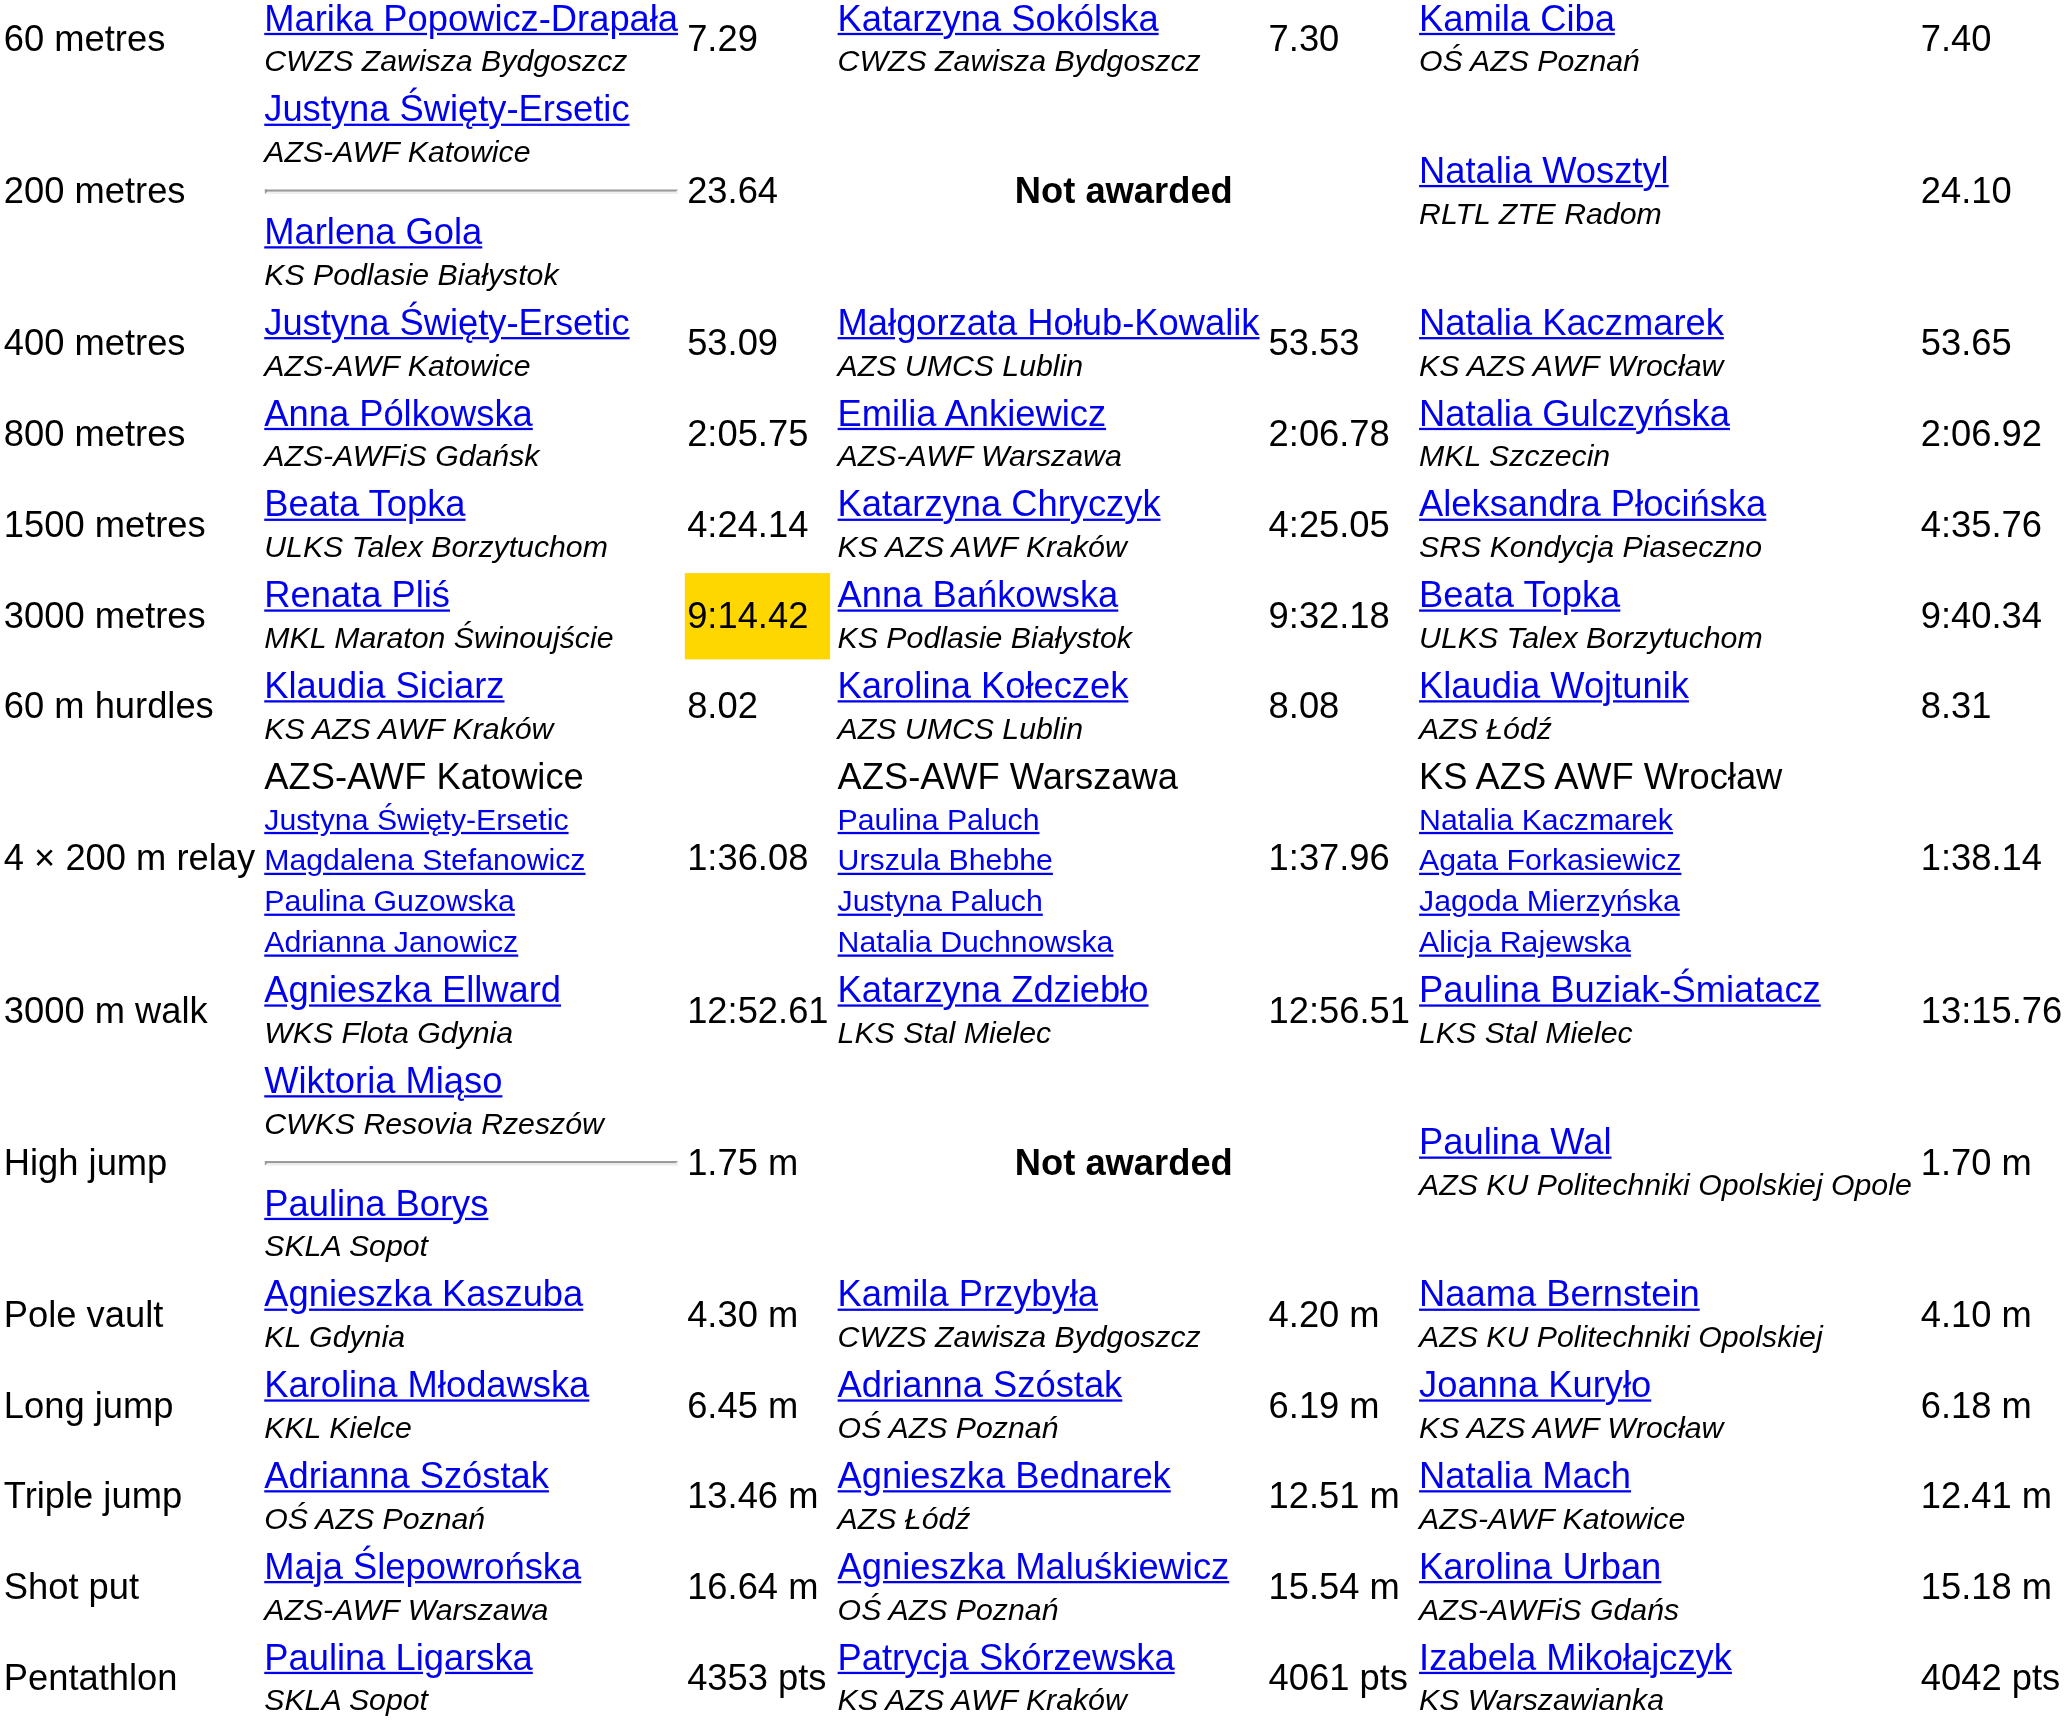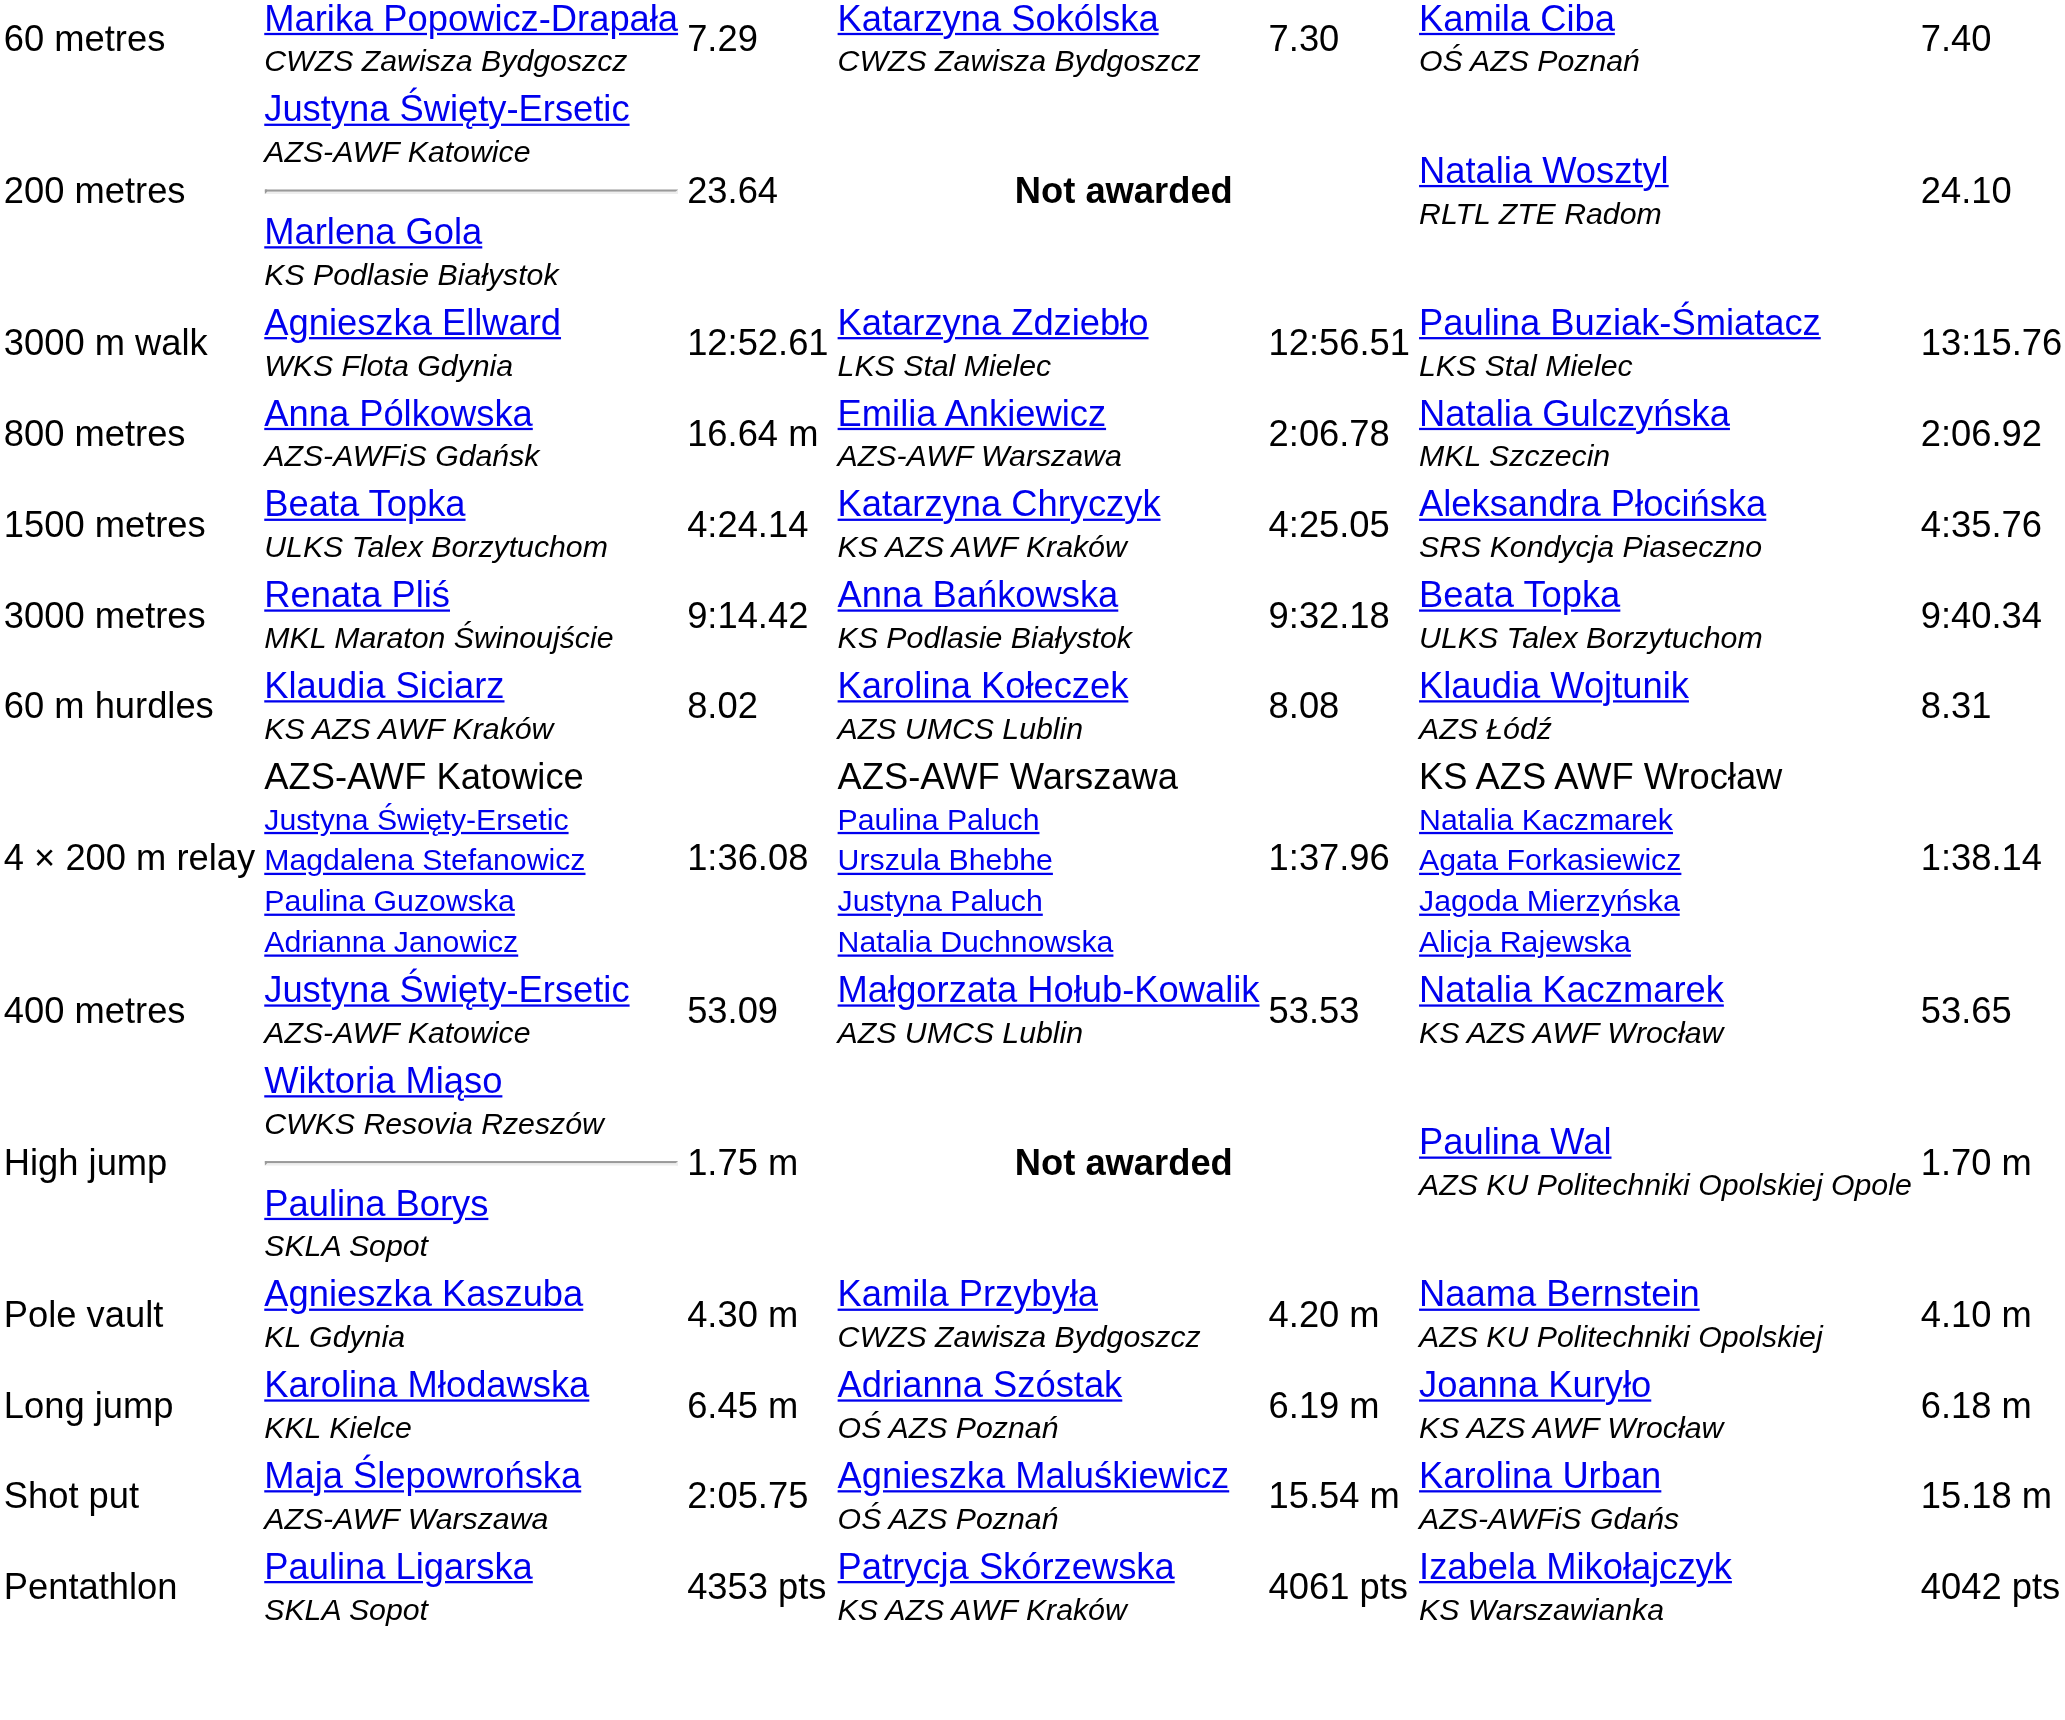rows swapped: (95, 343) <-> (106, 1010)
(748, 434) 2:05.75 -> (753, 434) 16.64 m
(748, 615) gold background -> (748, 615) no background
- row: (93, 1496)
(753, 1587) 16.64 m -> (748, 1496) 2:05.75
